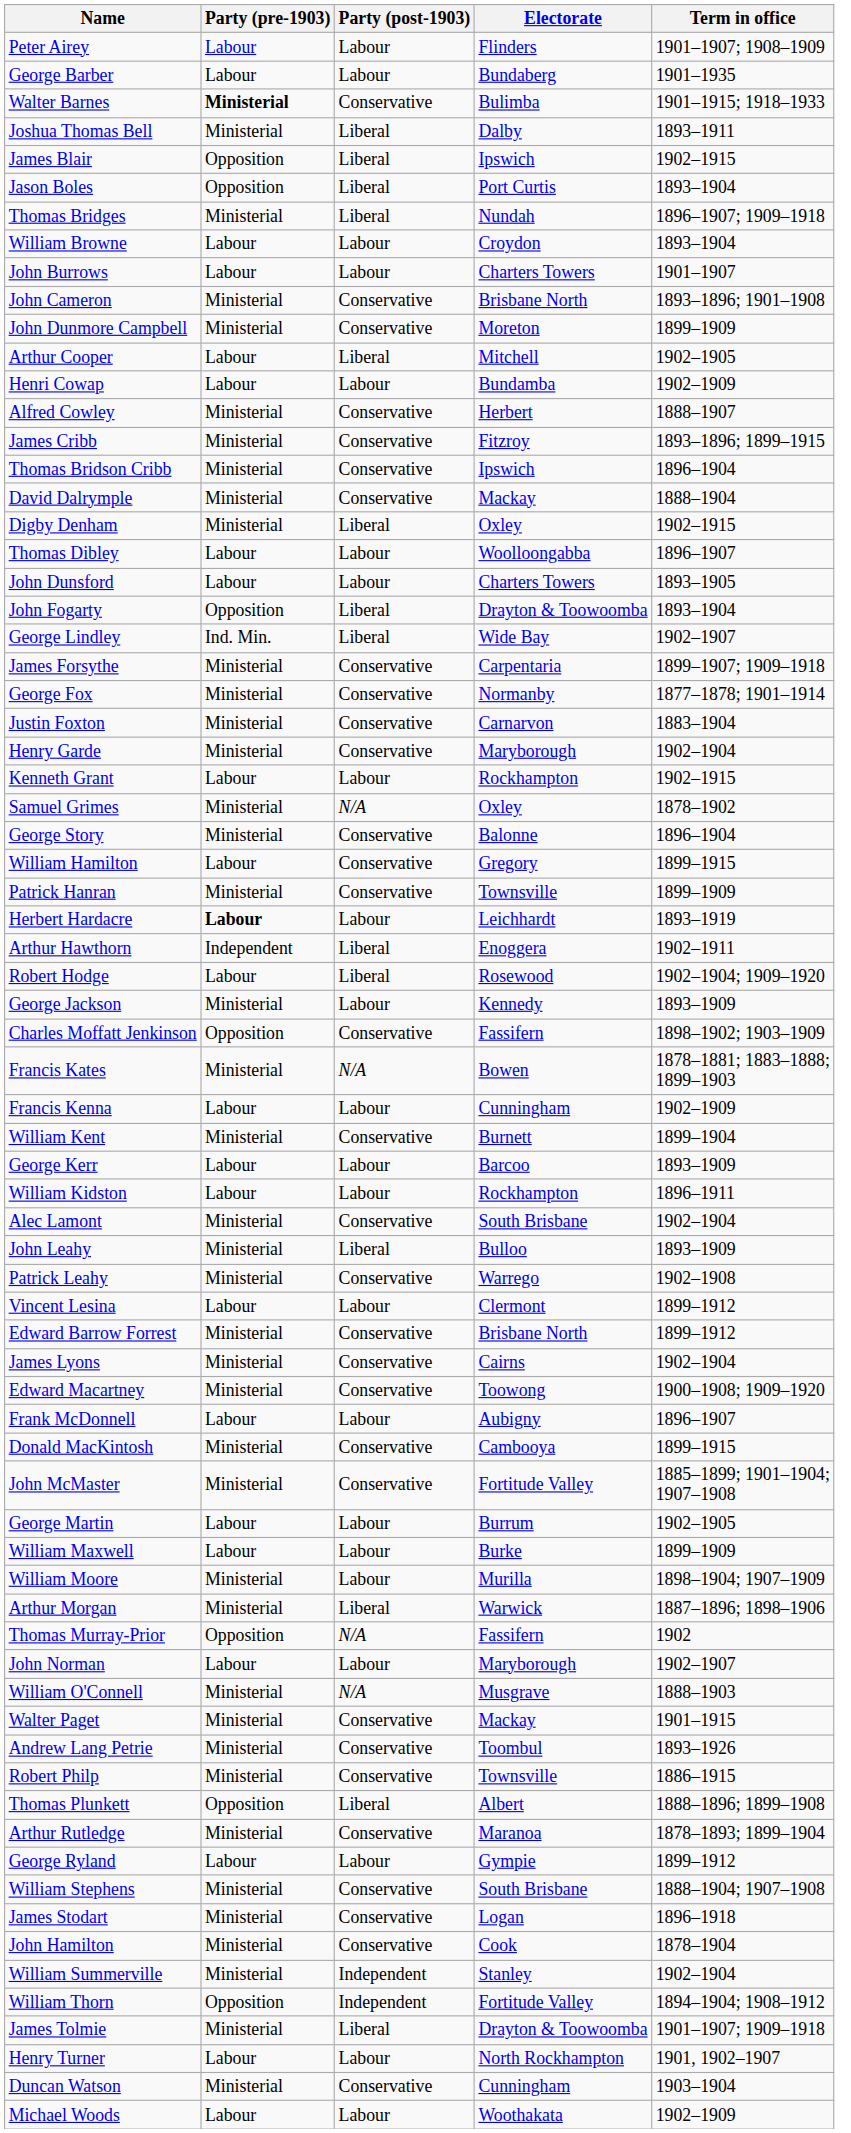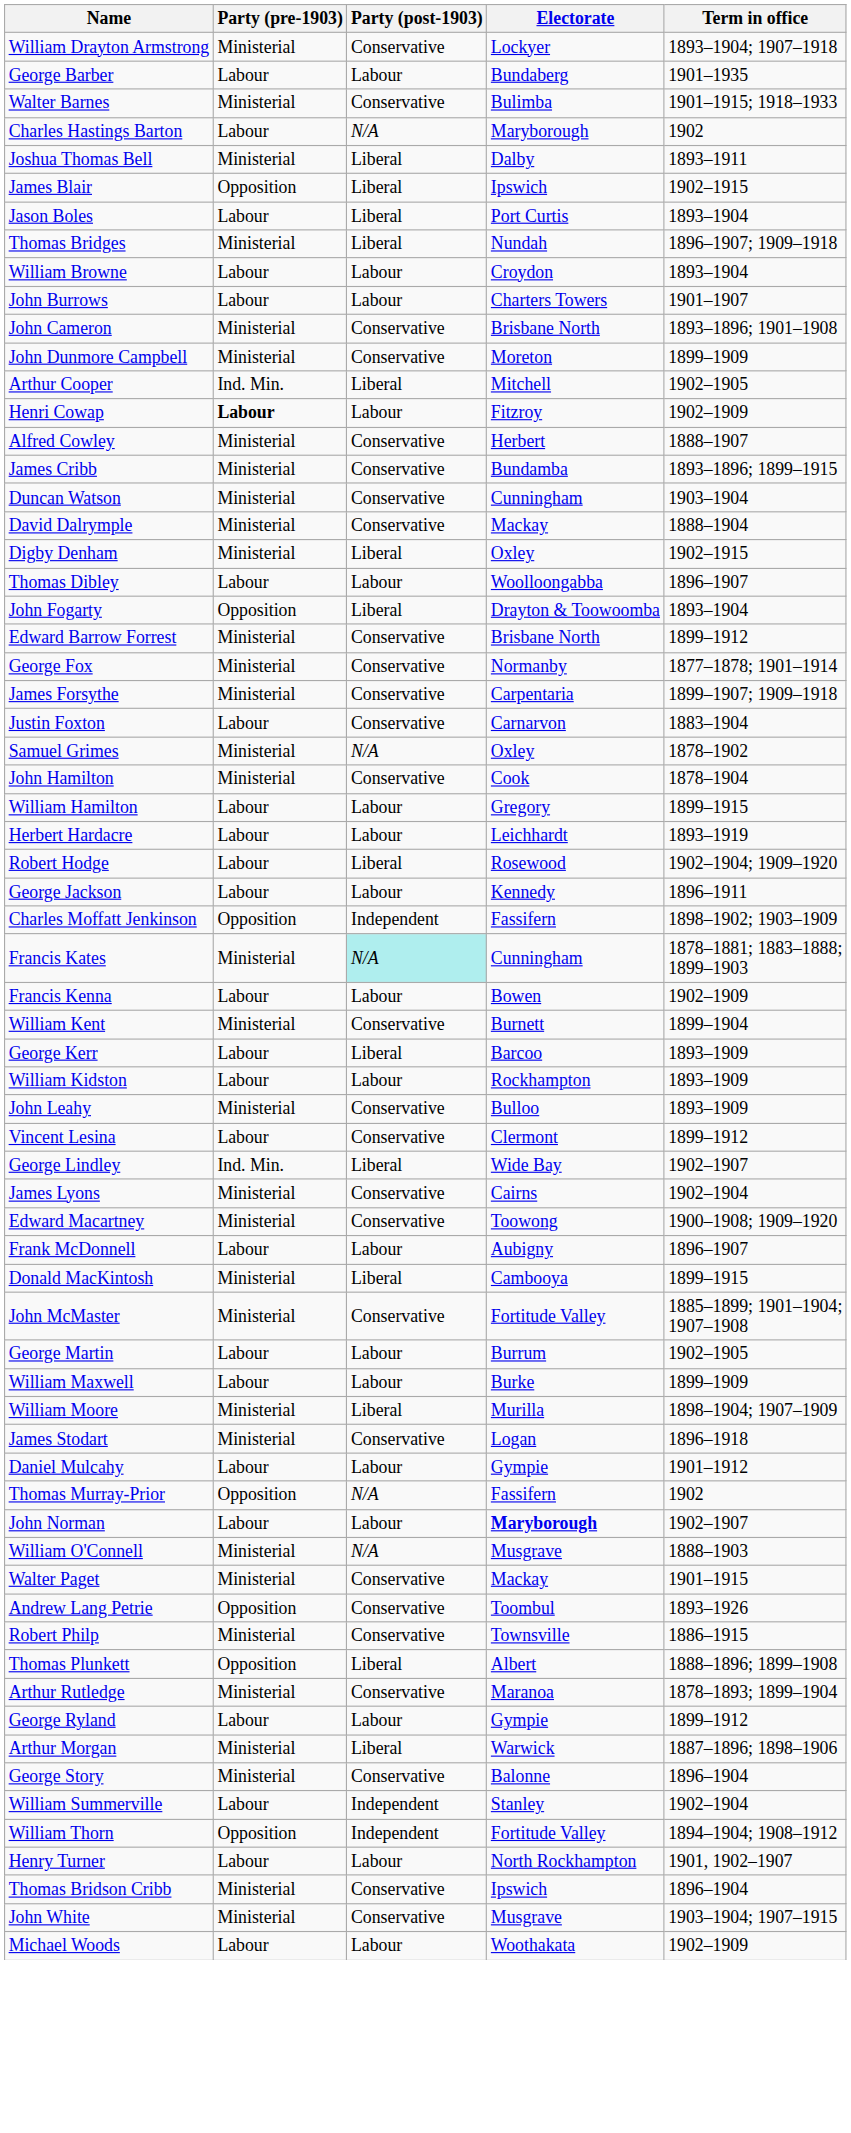- row: (49, 46)
+ row: (109, 46)
(247, 103) bold -> (256, 103) normal
+ row: (95, 131)
(244, 187) Opposition -> (243, 215) Labour
(231, 356) Labour -> (251, 384) Ind. Min.
(231, 384) normal -> (246, 412) bold
(517, 384) Bundamba -> (517, 412) Fitzroy
(504, 441) Fitzroy -> (529, 469) Bundamba
rows swapped: (90, 469) <-> (65, 2086)
- row: (61, 581)
rows swapped: (92, 1334) <-> (64, 638)
rows swapped: (64, 666) <-> (51, 694)
(244, 722) Ministerial -> (243, 722) Labour
- row: (55, 750)
- row: (61, 779)
rows swapped: (61, 1945) <-> (56, 835)
(385, 863) Conservative -> (377, 807) Labour
- row: (62, 891)
(234, 919) bold -> (243, 835) normal
- row: (70, 948)
(244, 1004) Ministerial -> (243, 891) Labour
(696, 1004) 1893–1909 -> (708, 891) 1896–1911
(385, 1032) Conservative -> (395, 919) Independent
(352, 1070) no background -> (365, 958) paleturquoise background
(504, 1070) Bowen -> (537, 958) Cunningham
(524, 1108) Cunningham -> (516, 996) Bowen
(364, 1165) Labour -> (377, 1052) Liberal
(695, 1193) 1896–1911 -> (708, 1080) 1893–1909
- row: (55, 1221)
(364, 1249) Liberal -> (398, 1108) Conservative
- row: (58, 1277)
(364, 1306) Labour -> (398, 1137) Conservative
(385, 1446) Conservative -> (377, 1277) Liberal
(364, 1579) Labour -> (377, 1410) Liberal
rows swapped: (63, 1607) <-> (58, 1917)
+ row: (66, 1466)
(527, 1664) normal -> (544, 1523) bold
(244, 1748) Ministerial -> (257, 1607) Opposition
- row: (72, 1889)
(244, 1973) Ministerial -> (243, 1804) Labour
- row: (57, 2030)
+ row: (49, 1917)
